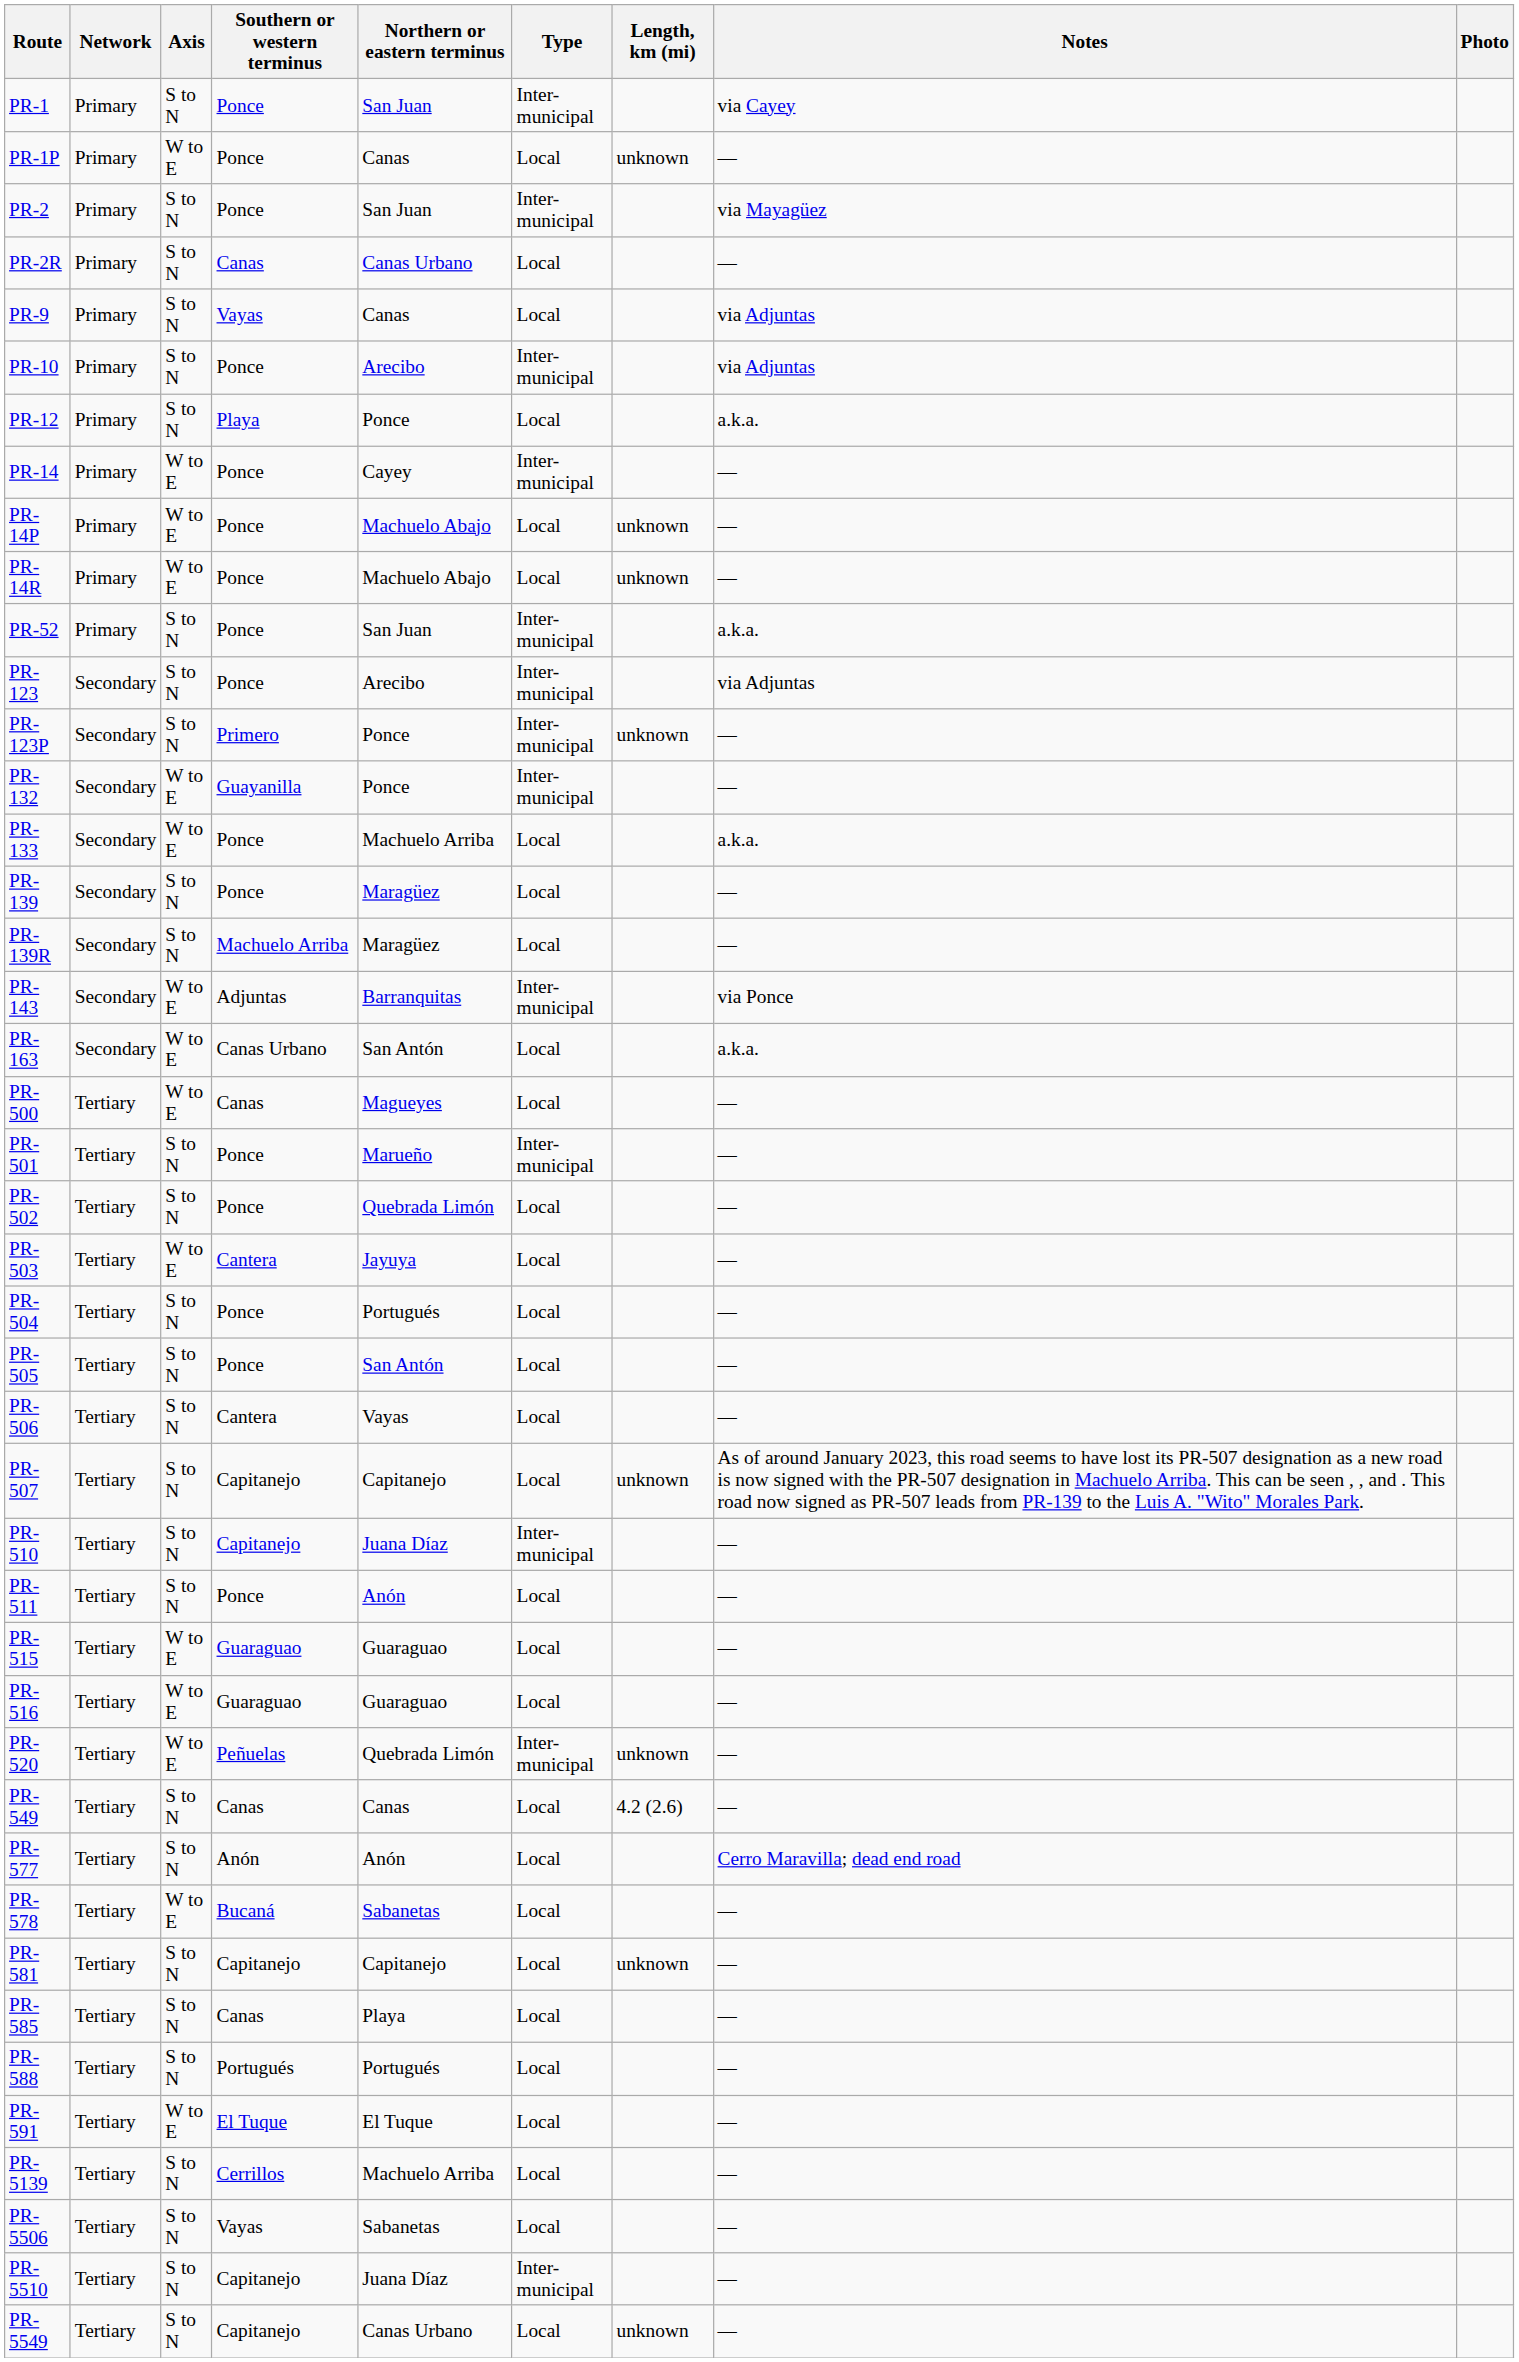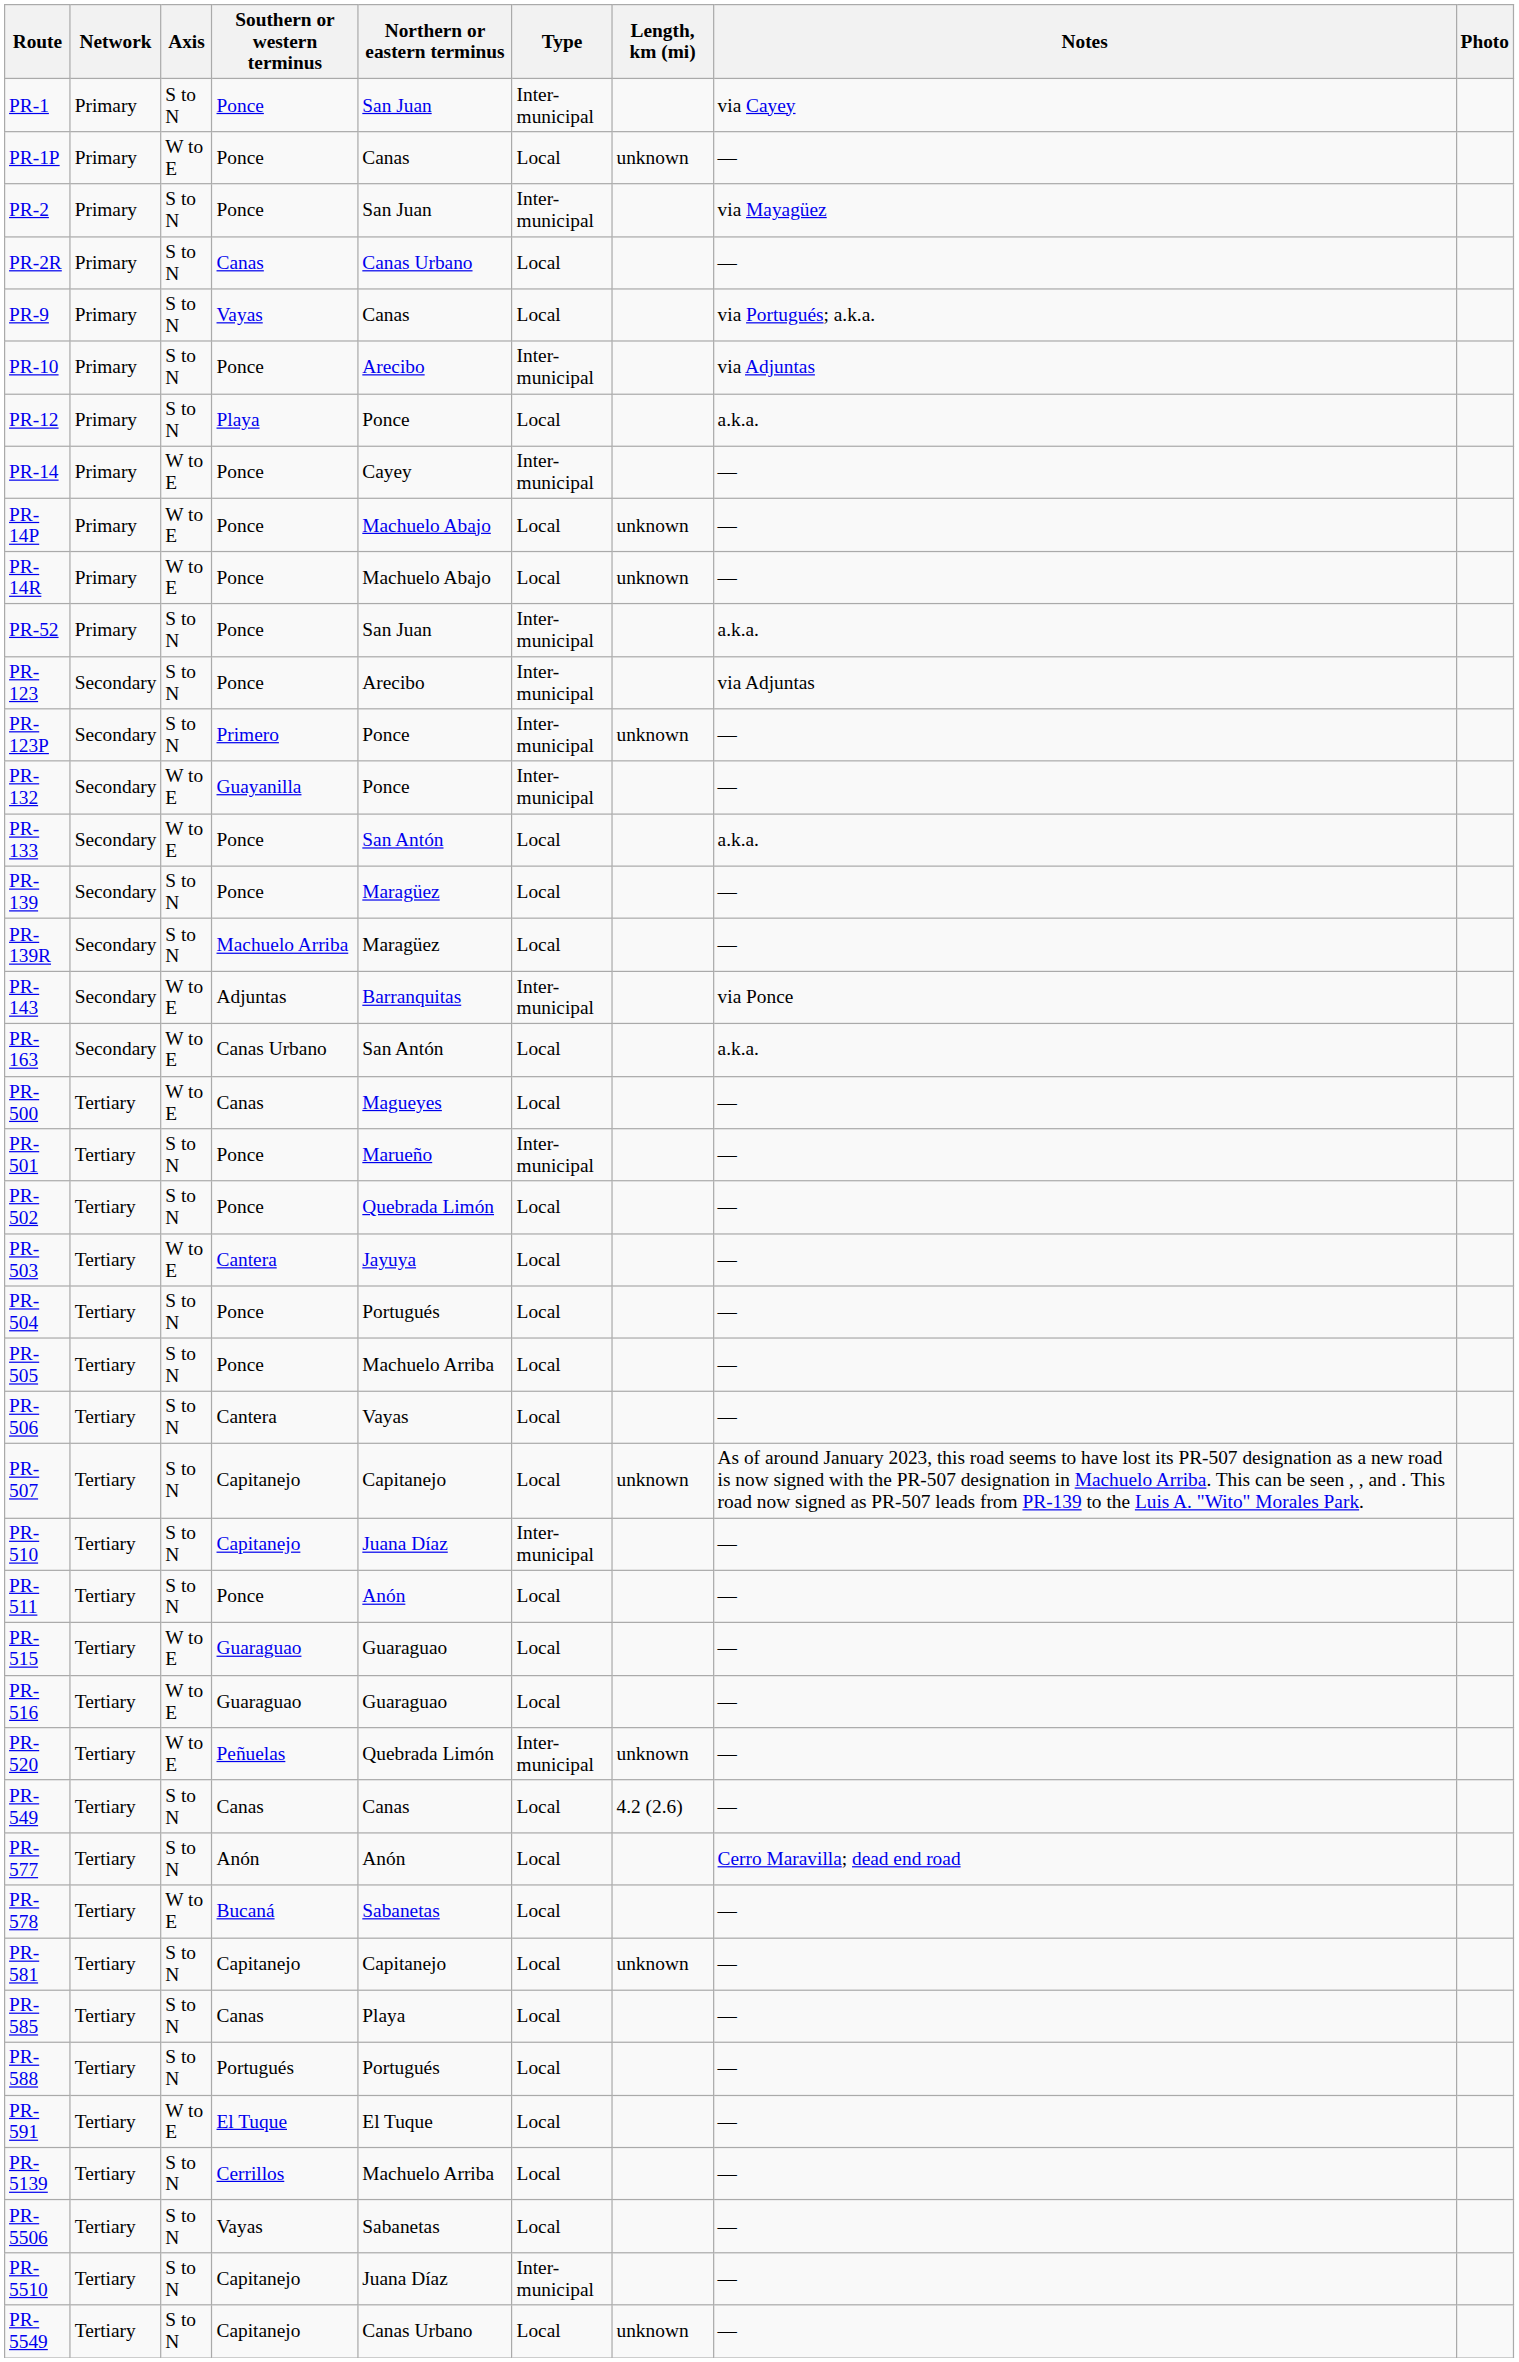(766, 314) via Adjuntas -> (796, 314) via Portugués; a.k.a.
(428, 839) Machuelo Arriba -> (403, 839) San Antón
(403, 1364) San Antón -> (428, 1364) Machuelo Arriba
